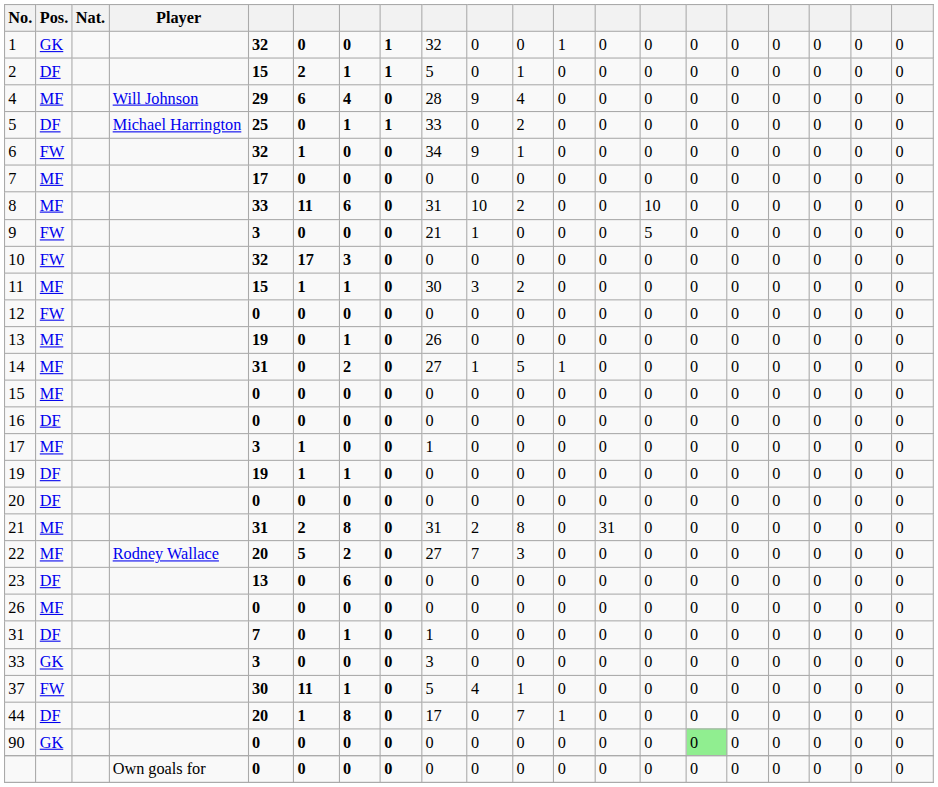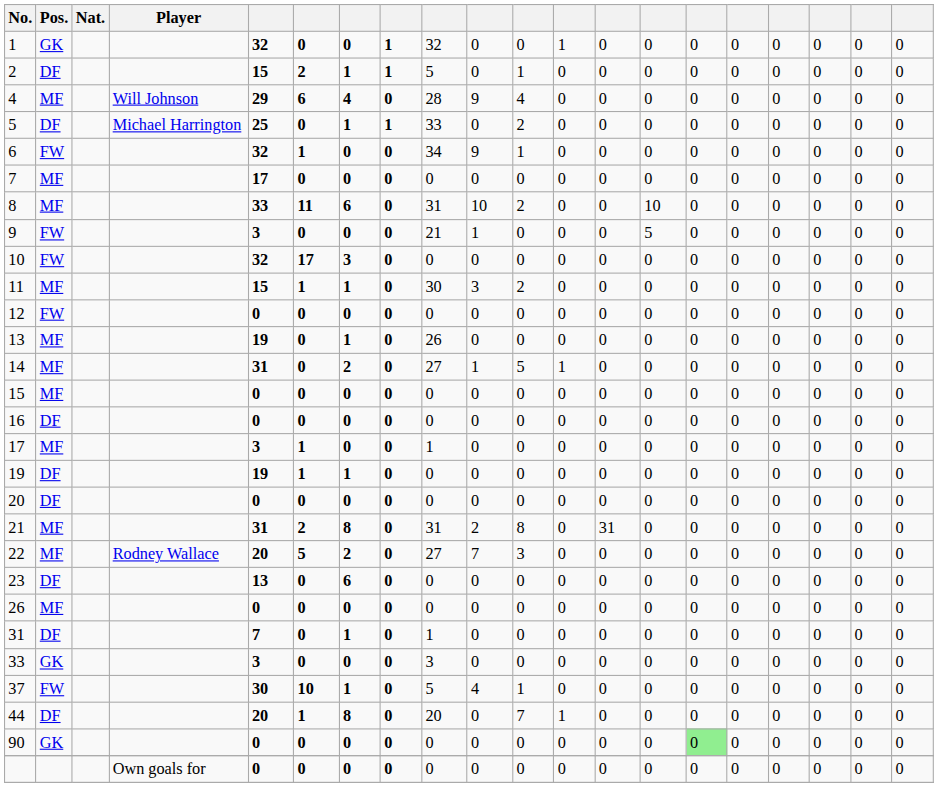(305, 688) 11 -> (306, 688) 10
(434, 715) 17 -> (434, 715) 20
